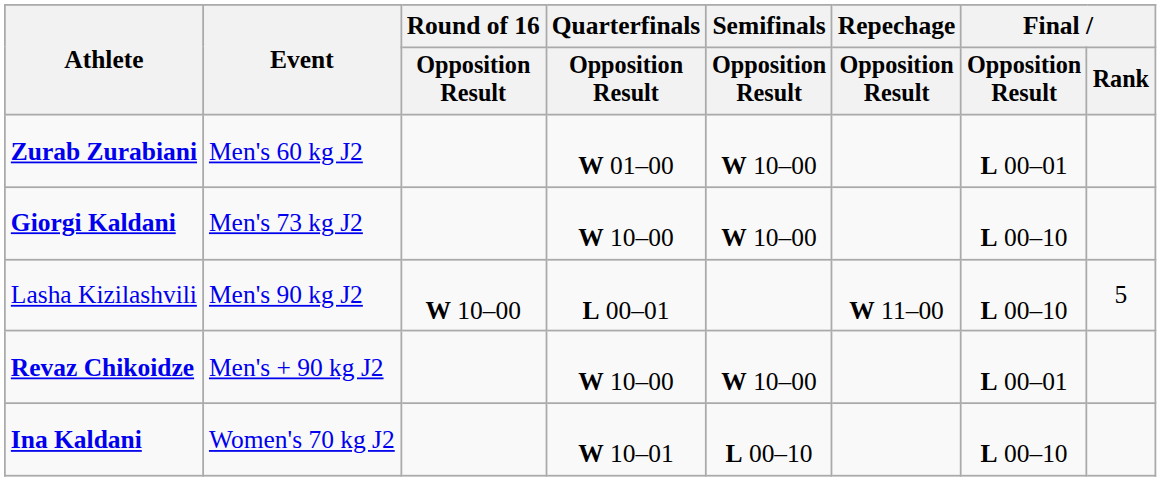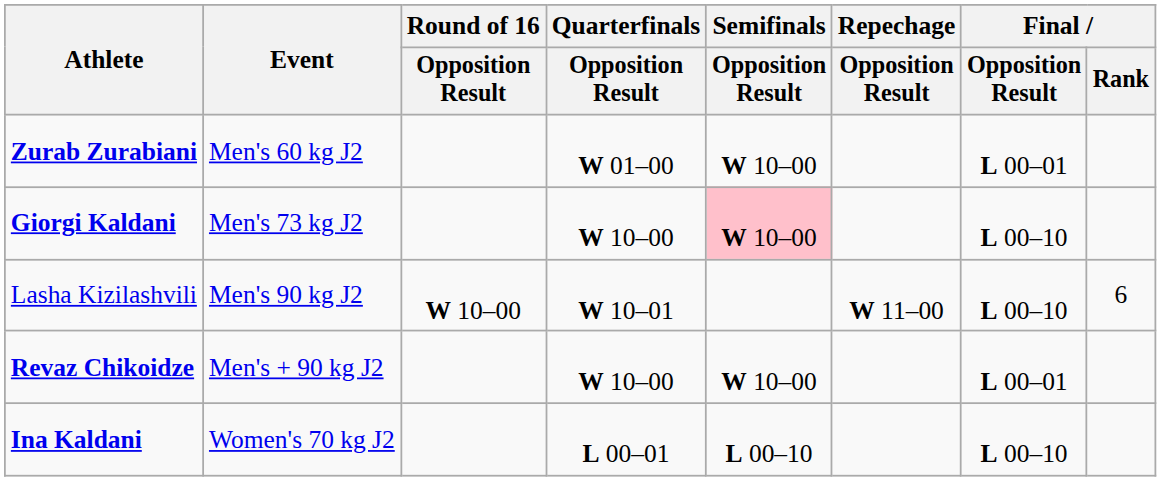(769, 238) no background -> (769, 238) pink background
(626, 310) L 00–01 -> (626, 310) W 10–01
(1121, 295) 5 -> (1121, 295) 6
(626, 454) W 10–01 -> (626, 454) L 00–01
